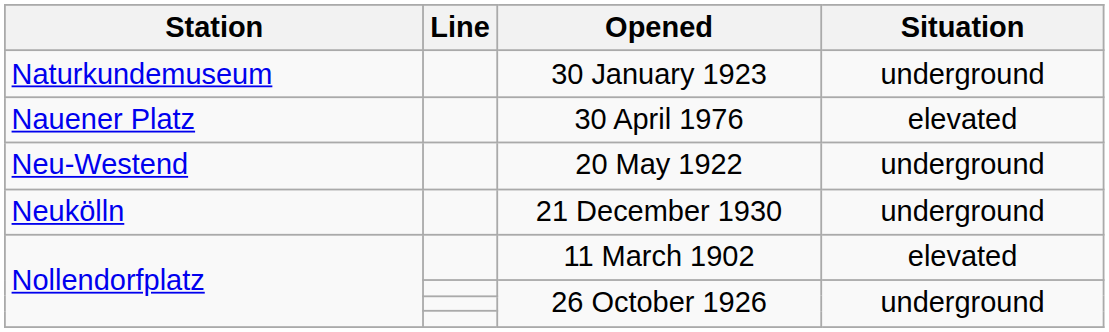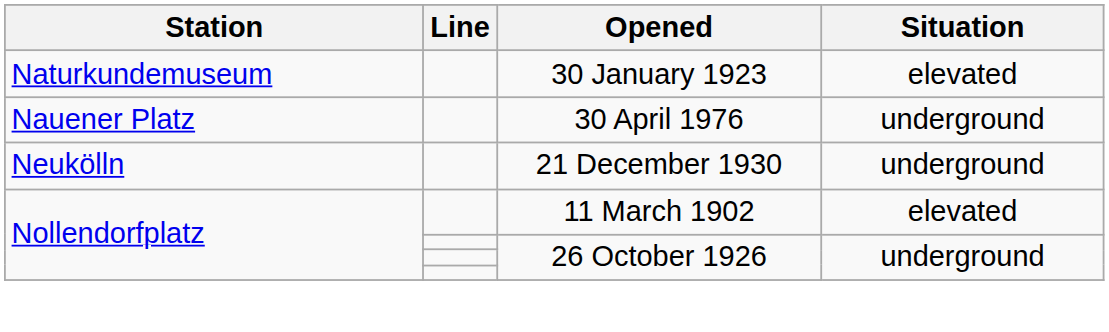(963, 73) underground -> (963, 73) elevated
(963, 119) elevated -> (963, 119) underground
- row: (100, 165)
